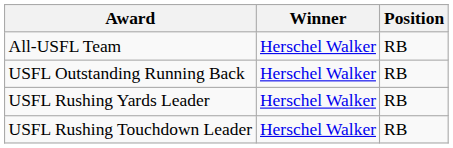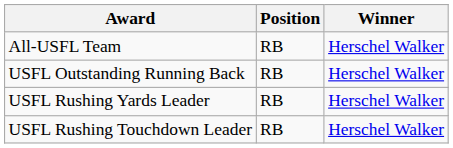columns swapped: (318, 18) <-> (414, 18)
